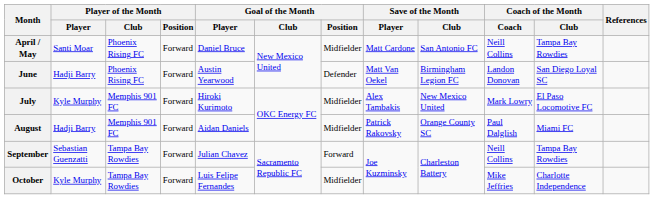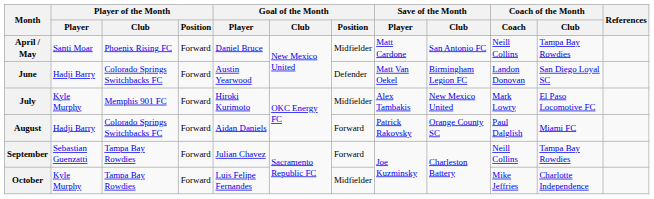(126, 74) Phoenix Rising FC -> (136, 74) Colorado Springs Switchbacks FC
(132, 127) Memphis 901 FC -> (136, 127) Colorado Springs Switchbacks FC
(342, 127) Midfielder -> (349, 127) Forward
